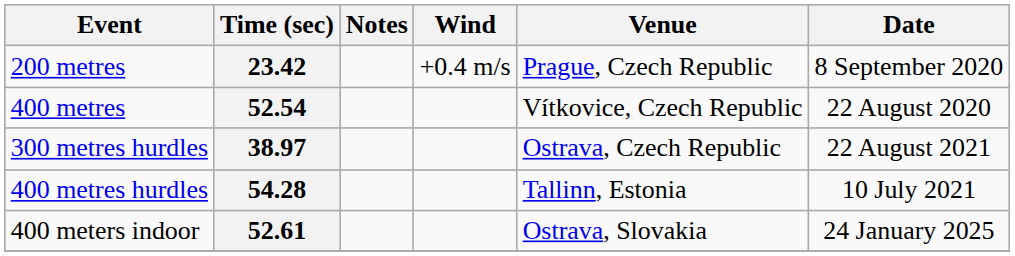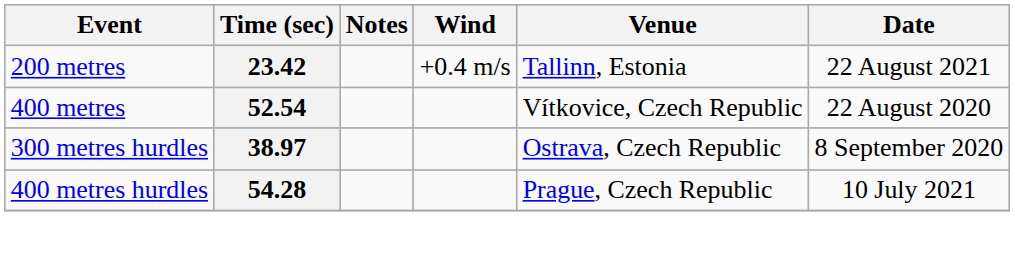(648, 66) Prague, Czech Republic -> (605, 66) Tallinn, Estonia
(909, 66) 8 September 2020 -> (909, 66) 22 August 2021
(909, 148) 22 August 2021 -> (909, 148) 8 September 2020
(605, 189) Tallinn, Estonia -> (648, 189) Prague, Czech Republic
- row: (277, 230)
